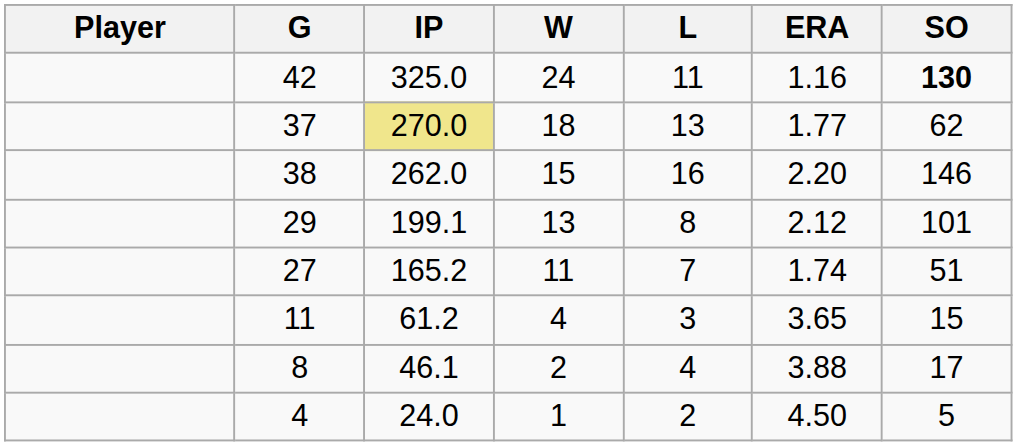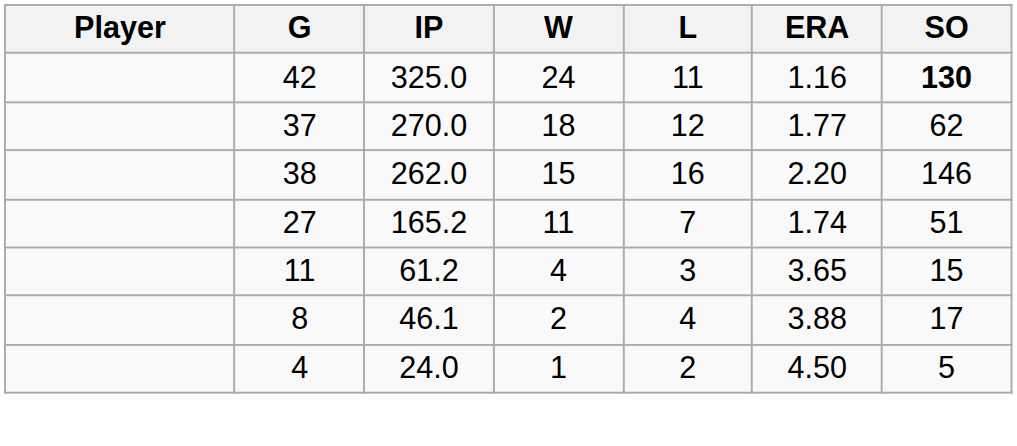(429, 125) khaki background -> (429, 125) no background
(688, 125) 13 -> (688, 125) 12
- row: (300, 222)
